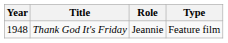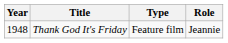columns swapped: (148, 12) <-> (194, 12)
